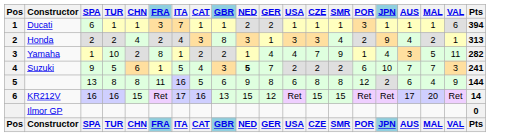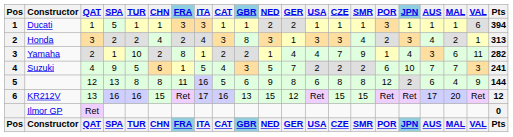+ column: (92, 11)
(92, 25) 6 -> (114, 25) 5
(181, 25) 7 -> (203, 25) 3
(387, 39) 9 -> (410, 39) 3
(433, 53) 5 -> (455, 53) 6
(248, 68) bold -> (270, 68) normal
(476, 96) 14 -> (498, 96) 12
